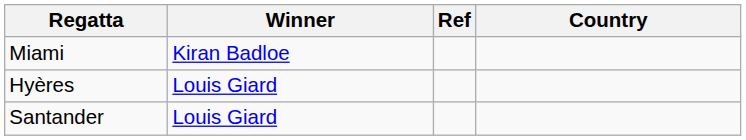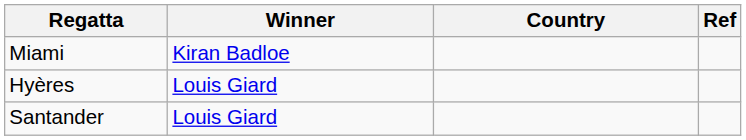columns swapped: (608, 20) <-> (454, 20)
